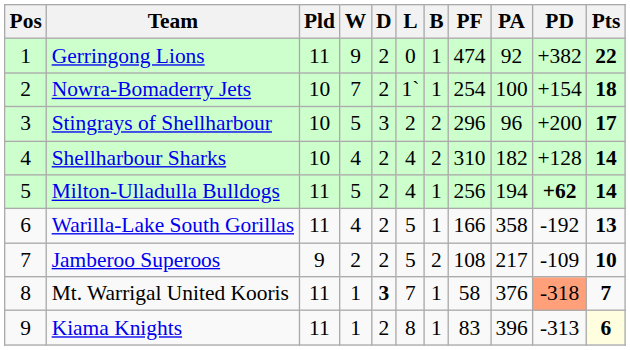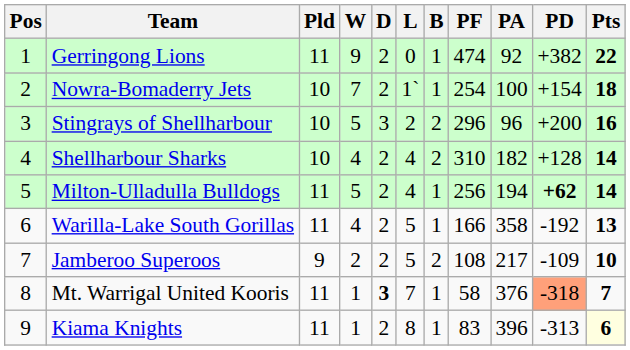(606, 123) 17 -> (606, 123) 16
